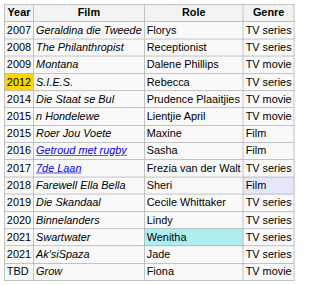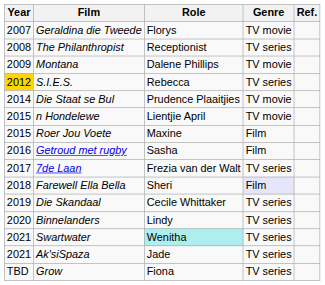+ column: (307, 13)
(269, 30) TV series -> (269, 30) TV movie
(269, 271) TV movie -> (269, 271) TV series
